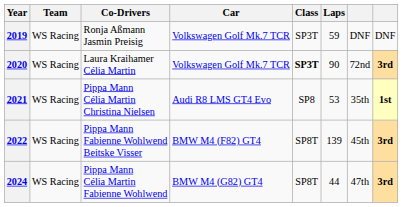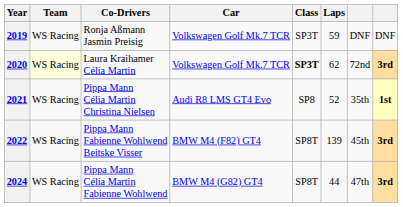(55, 65) no background -> (55, 65) lightyellow background
(334, 65) 90 -> (334, 65) 62
(334, 100) 53 -> (334, 100) 52
